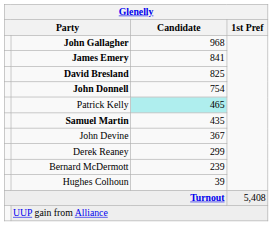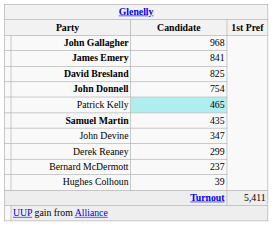(217, 136) 367 -> (217, 136) 347
(217, 167) 239 -> (217, 167) 237
(255, 197) 5,408 -> (255, 197) 5,411
